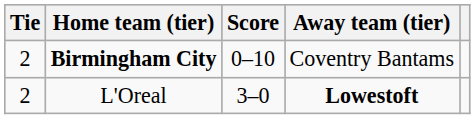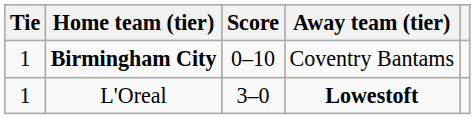(25, 58) 2 -> (25, 58) 1
(25, 94) 2 -> (25, 94) 1
